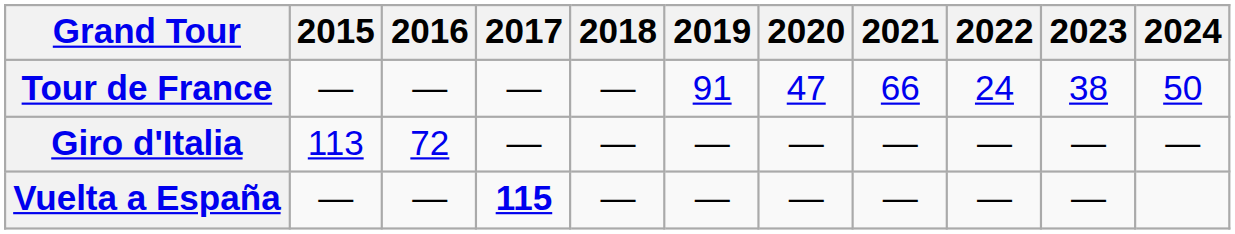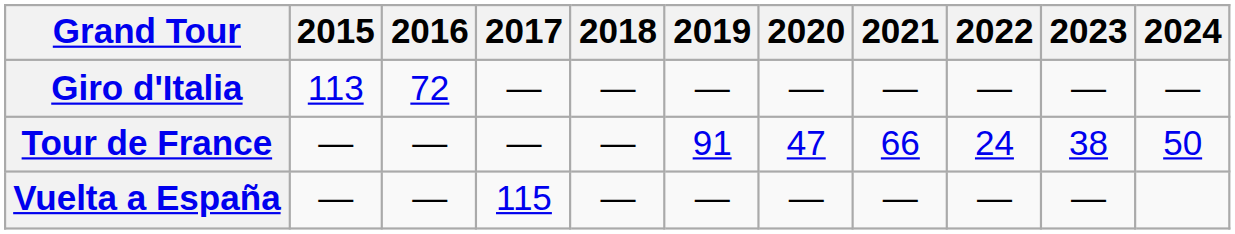rows swapped: (147, 143) <-> (147, 87)
(524, 198) bold -> (524, 198) normal
